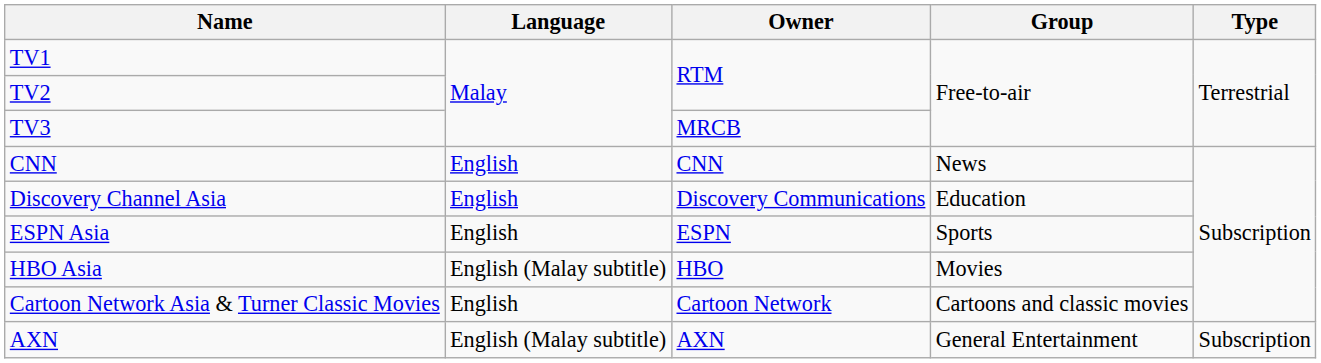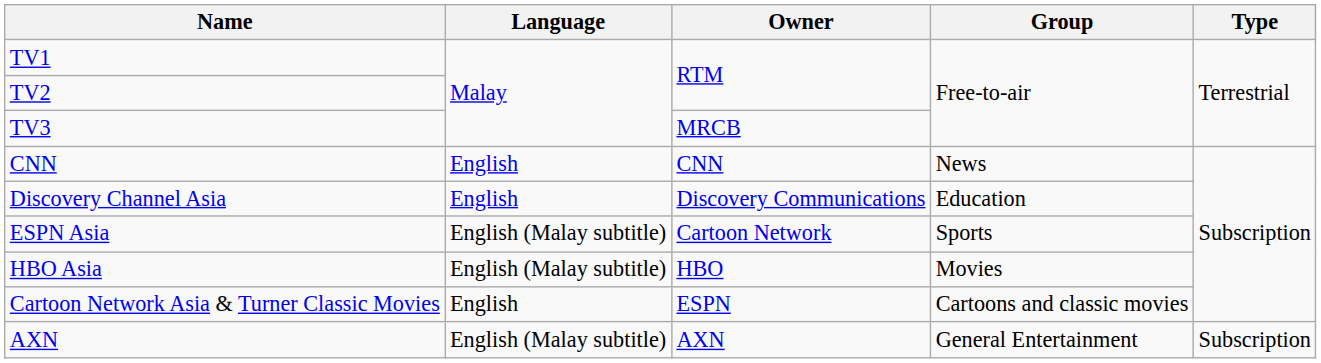(484, 233) English -> (558, 233) English (Malay subtitle)
(704, 233) ESPN -> (754, 233) Cartoon Network
(754, 304) Cartoon Network -> (704, 304) ESPN
